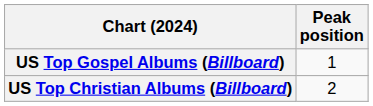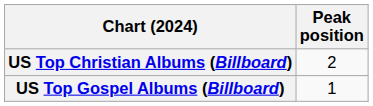rows swapped: (150, 88) <-> (150, 62)
